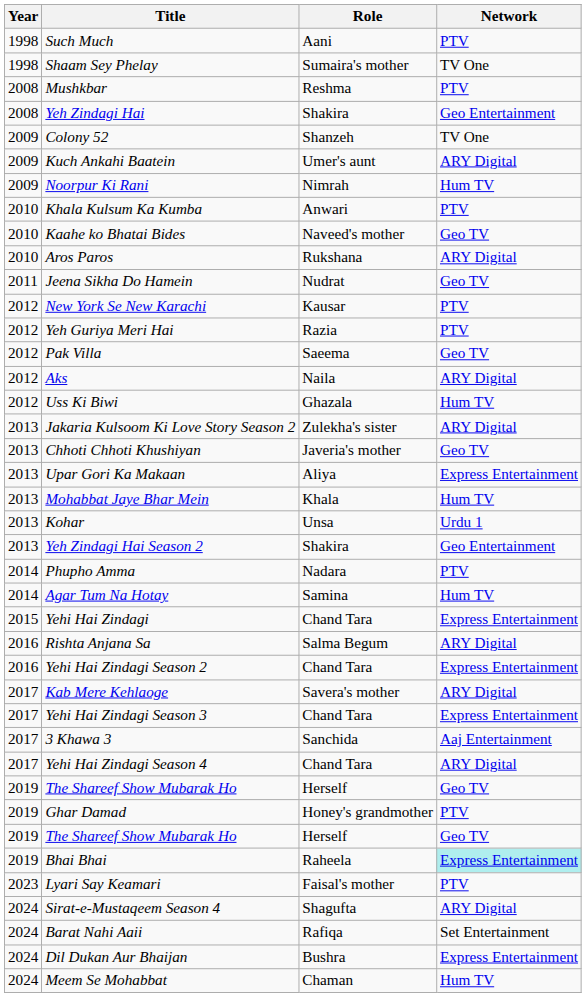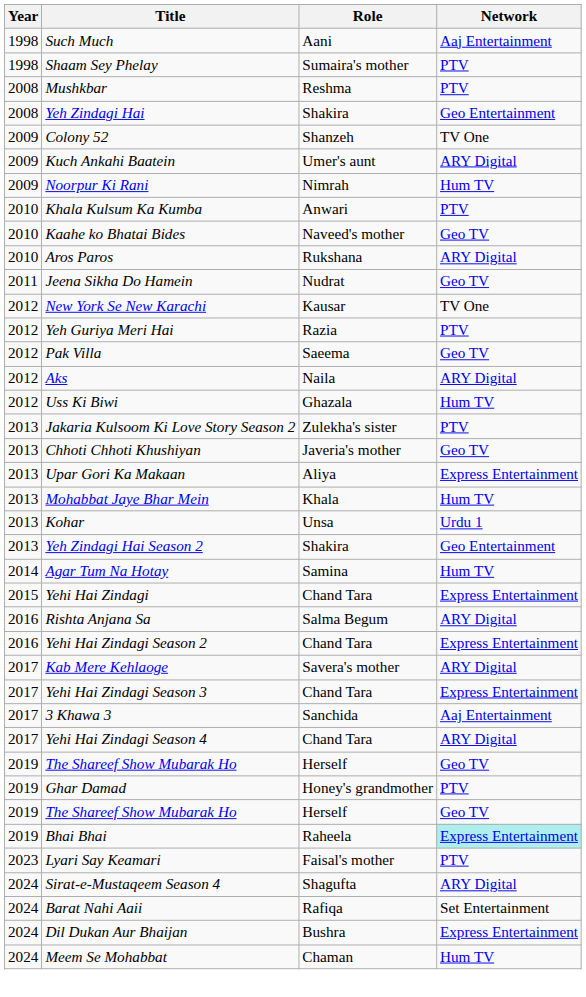(454, 40) PTV -> (496, 40) Aaj Entertainment
(465, 64) TV One -> (454, 64) PTV
(454, 305) PTV -> (465, 305) TV One
(478, 426) ARY Digital -> (454, 426) PTV
- row: (90, 570)
